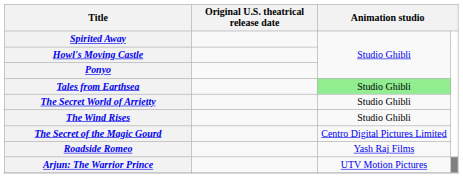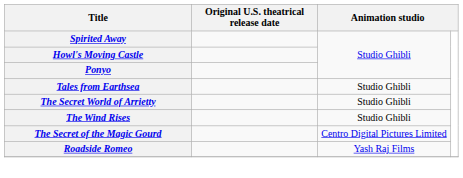(384, 86) lightgreen background -> (384, 86) no background
- row: (98, 165)
